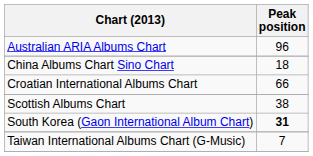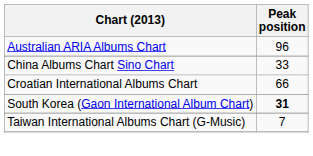(282, 65) 18 -> (282, 65) 33
- row: (66, 103)
